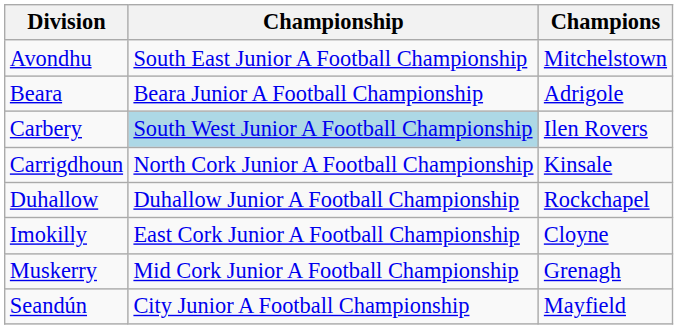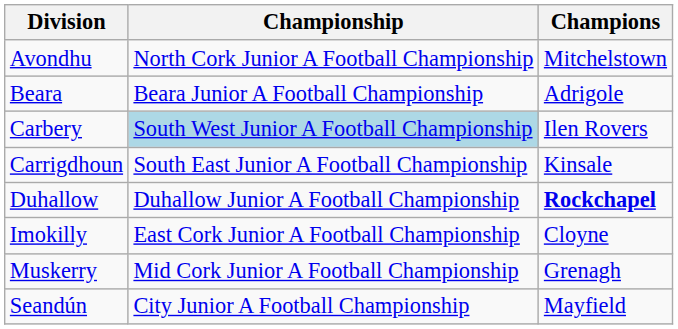(330, 57) South East Junior A Football Championship -> (333, 57) North Cork Junior A Football Championship
(333, 164) North Cork Junior A Football Championship -> (330, 164) South East Junior A Football Championship
(597, 199) normal -> (600, 199) bold
